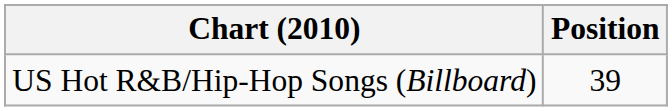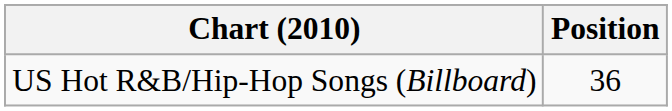(605, 79) 39 -> (605, 79) 36
